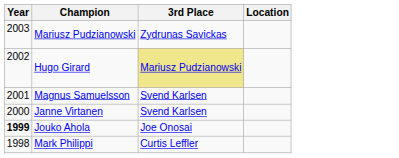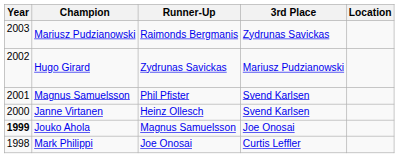+ column: (189, 12)
(191, 68) khaki background -> (293, 68) no background
